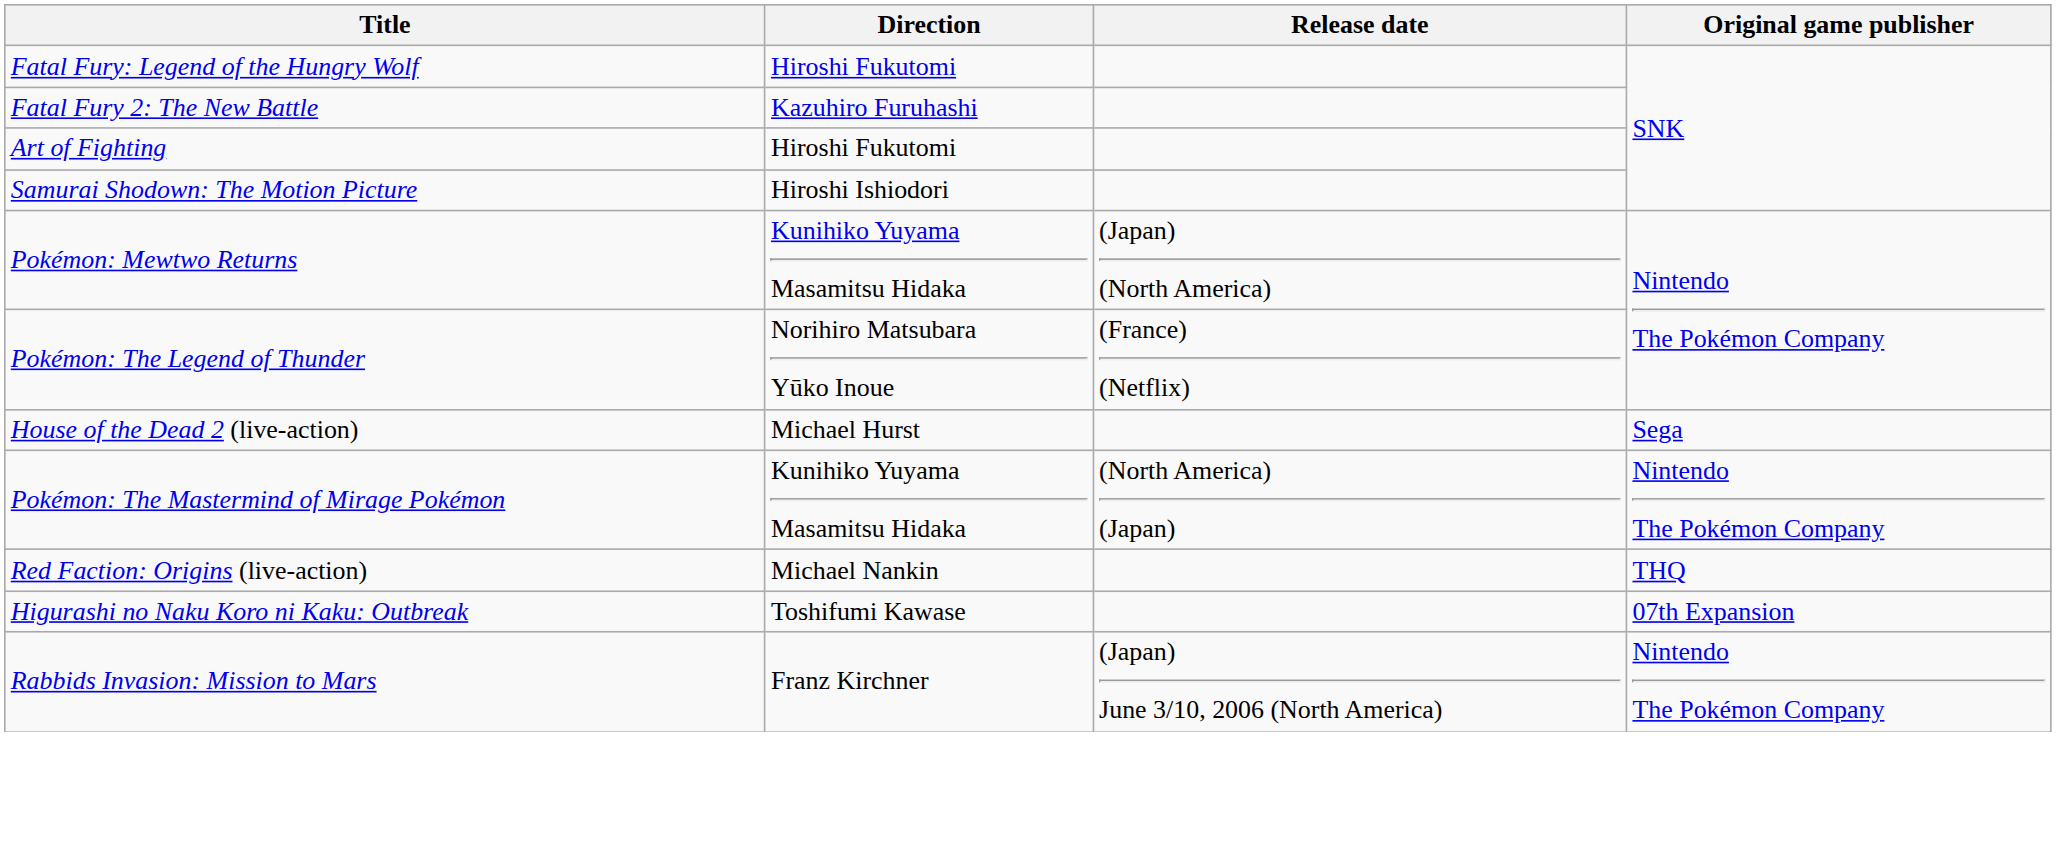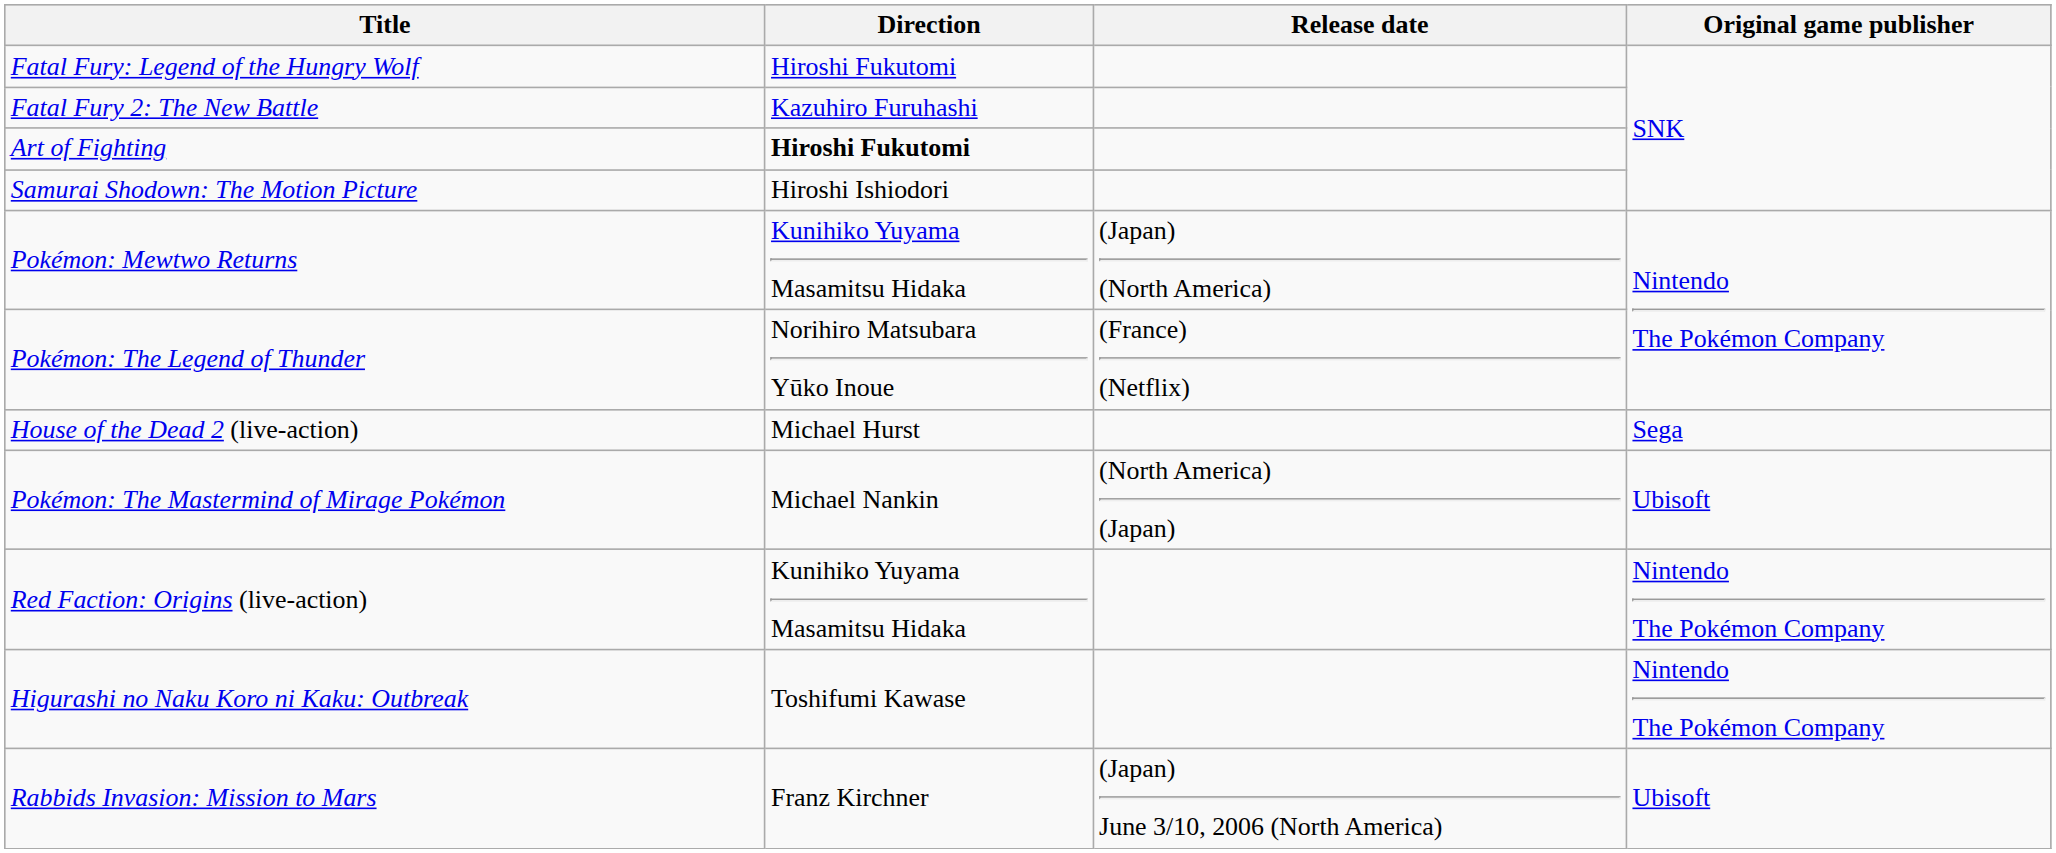(864, 148) normal -> (871, 148) bold
(929, 499) Kunihiko Yuyama Masamitsu Hidaka -> (855, 499) Michael Nankin
(1839, 499) Nintendo The Pokémon Company -> (1671, 499) Ubisoft
(855, 569) Michael Nankin -> (929, 599) Kunihiko Yuyama Masamitsu Hidaka
(1659, 569) THQ -> (1839, 599) Nintendo The Pokémon Company
(1713, 611) 07th Expansion -> (1839, 698) Nintendo The Pokémon Company
(1839, 681) Nintendo The Pokémon Company -> (1671, 797) Ubisoft
